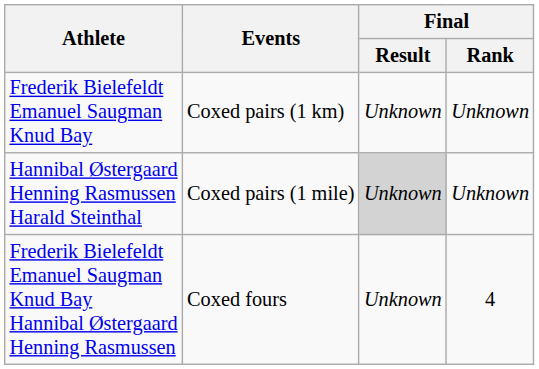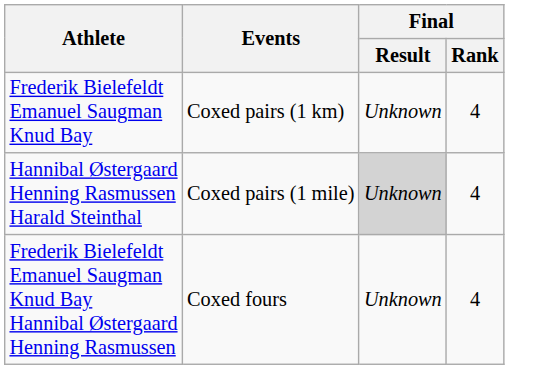(490, 112) Unknown -> (475, 112) 4
(490, 194) Unknown -> (475, 194) 4
